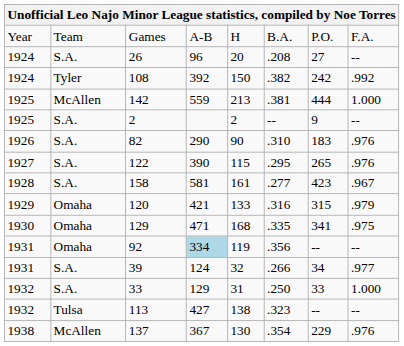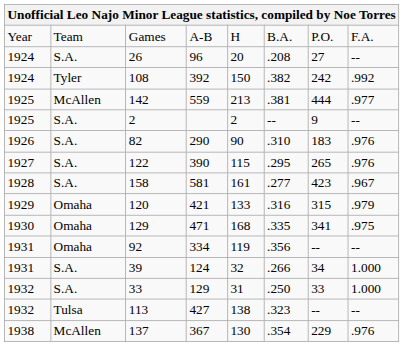(366, 99) 1.000 -> (363, 99) .977
(199, 246) lightblue background -> (199, 246) no background
(363, 267) .977 -> (366, 267) 1.000
